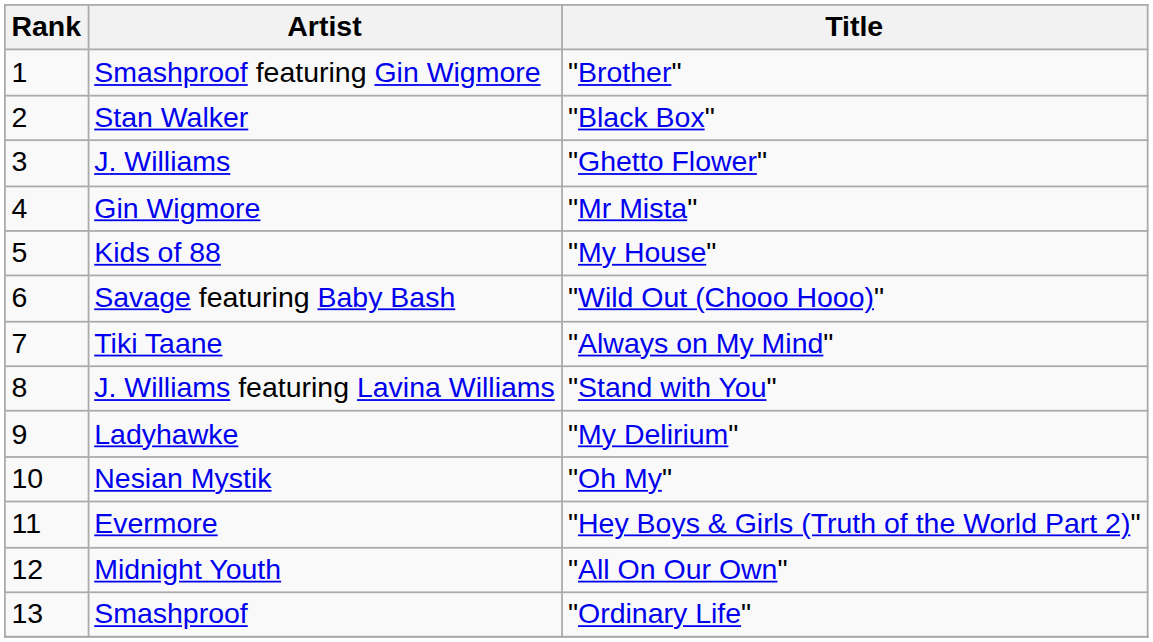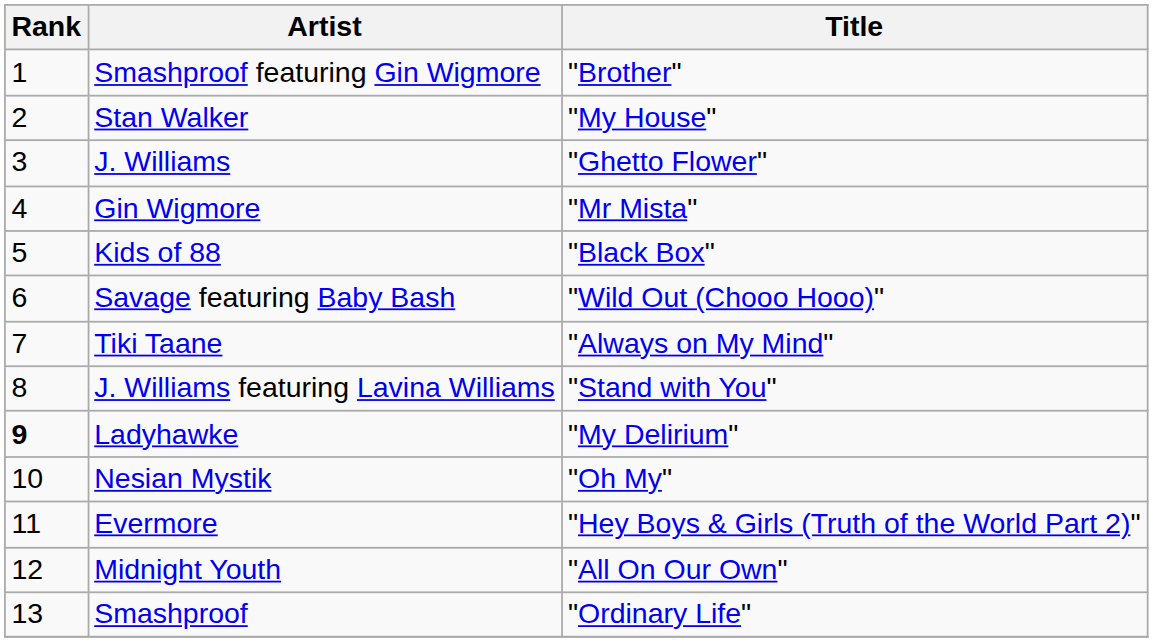(641, 117) "Black Box" -> (642, 117) "My House"
(642, 252) "My House" -> (641, 252) "Black Box"
(19, 433) normal -> (19, 433) bold
